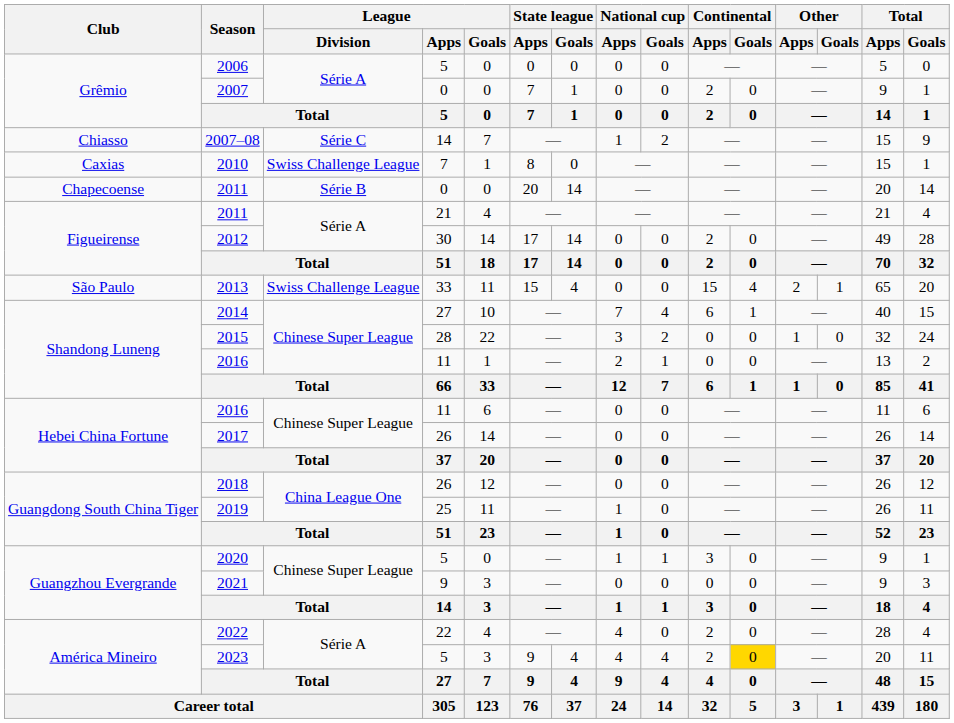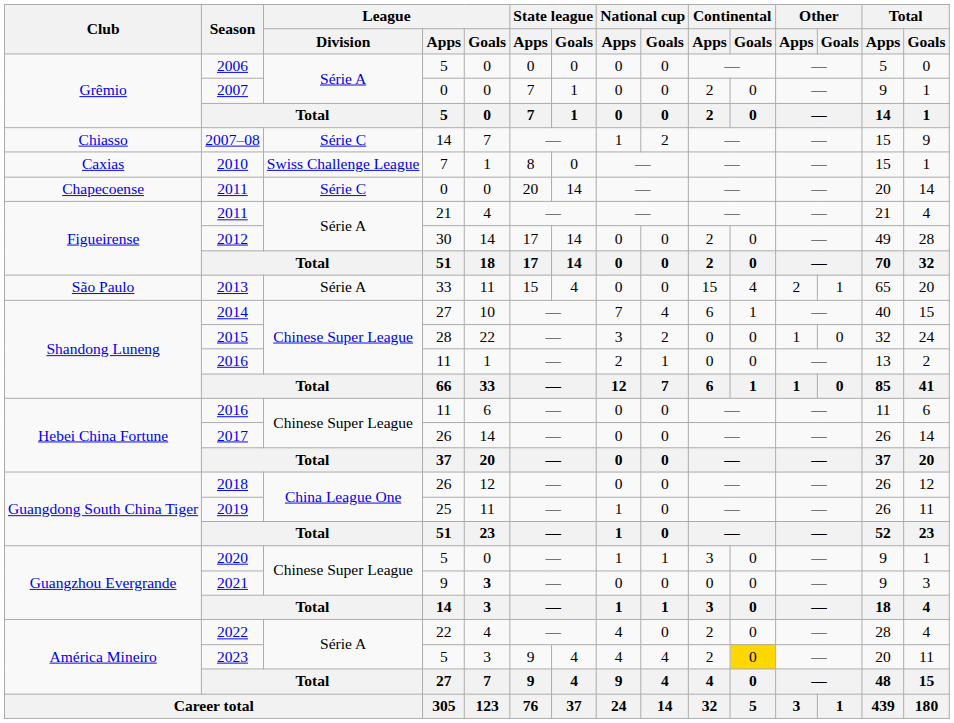(343, 189) Série B -> (343, 189) Série C
(343, 287) Swiss Challenge League -> (343, 287) Série A
(487, 582) normal -> (487, 582) bold
